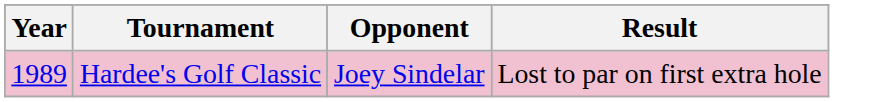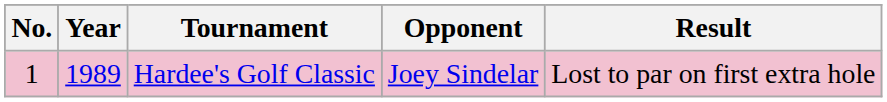+ column: (32, 27)
